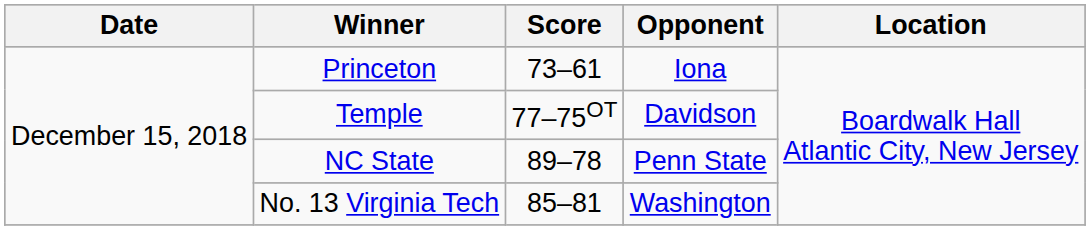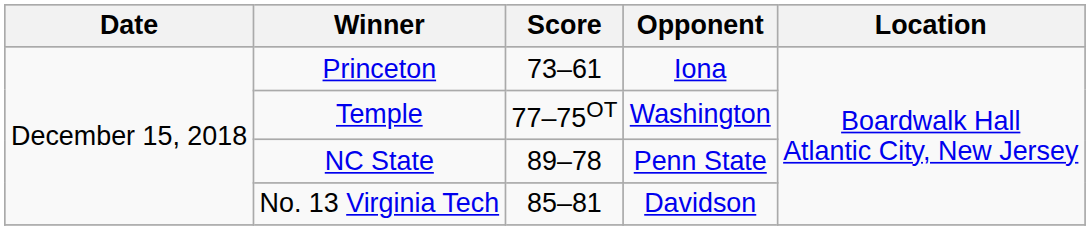(700, 114) Davidson -> (700, 114) Washington
(700, 203) Washington -> (700, 203) Davidson
